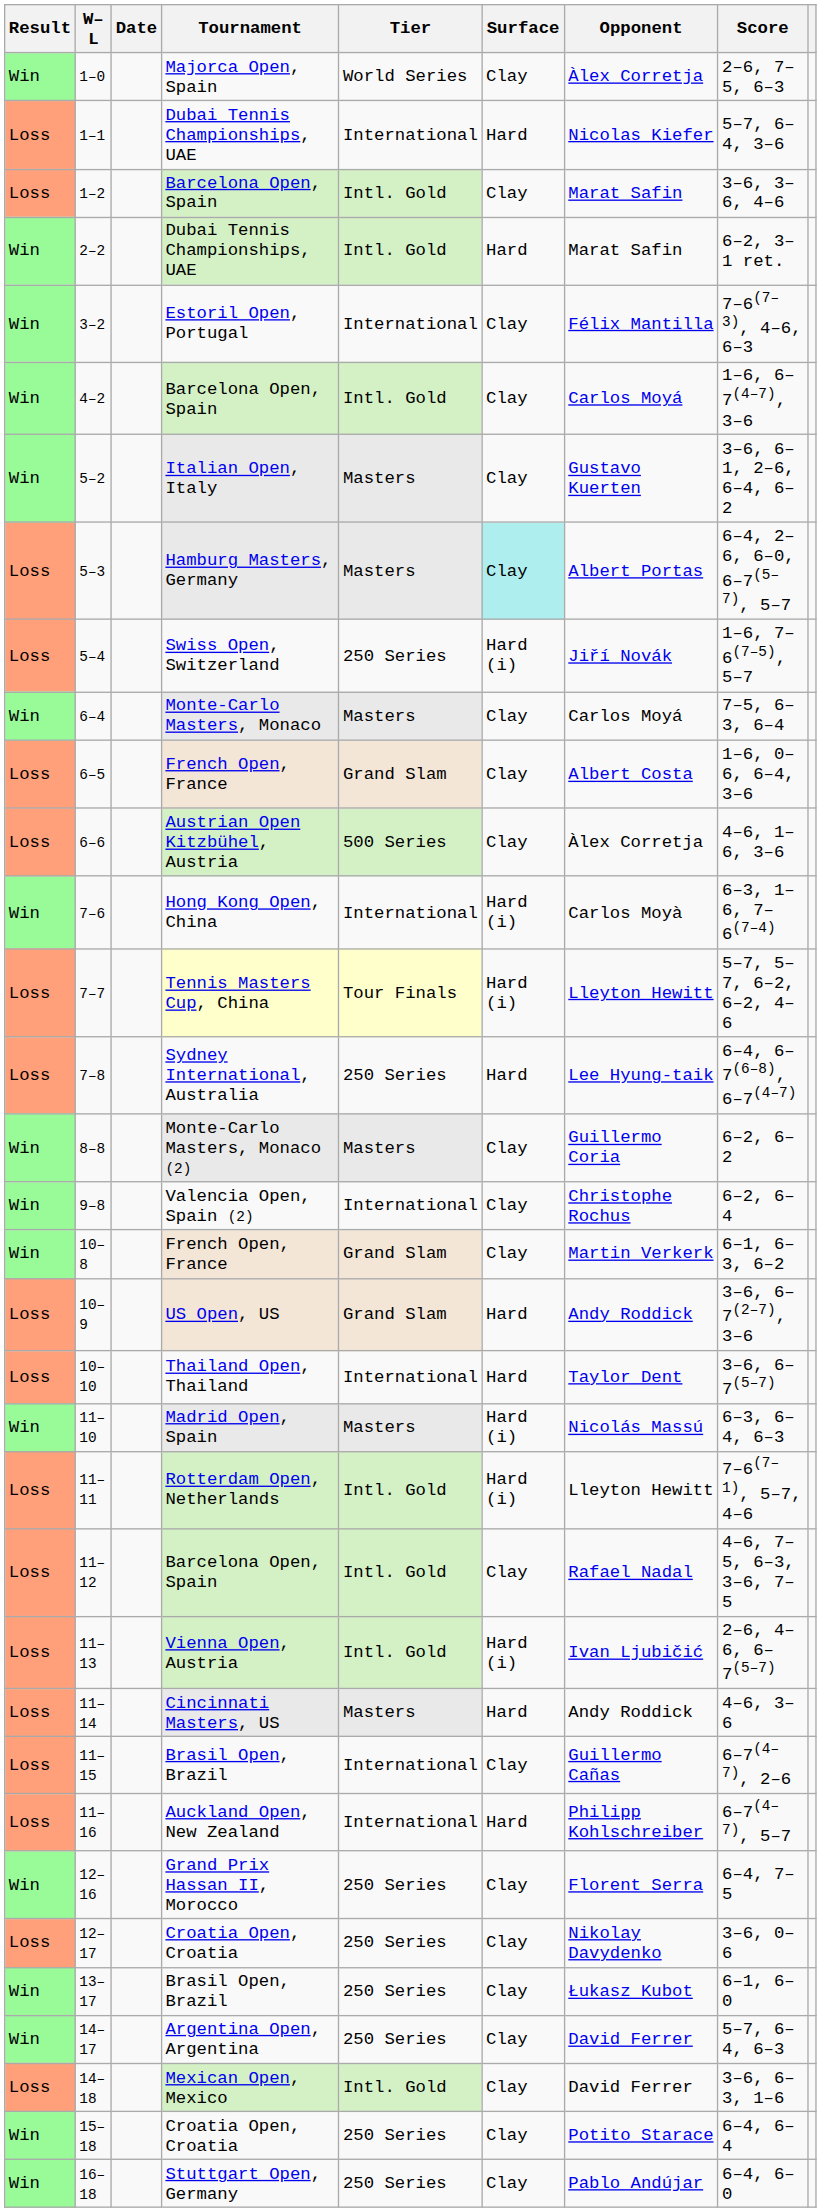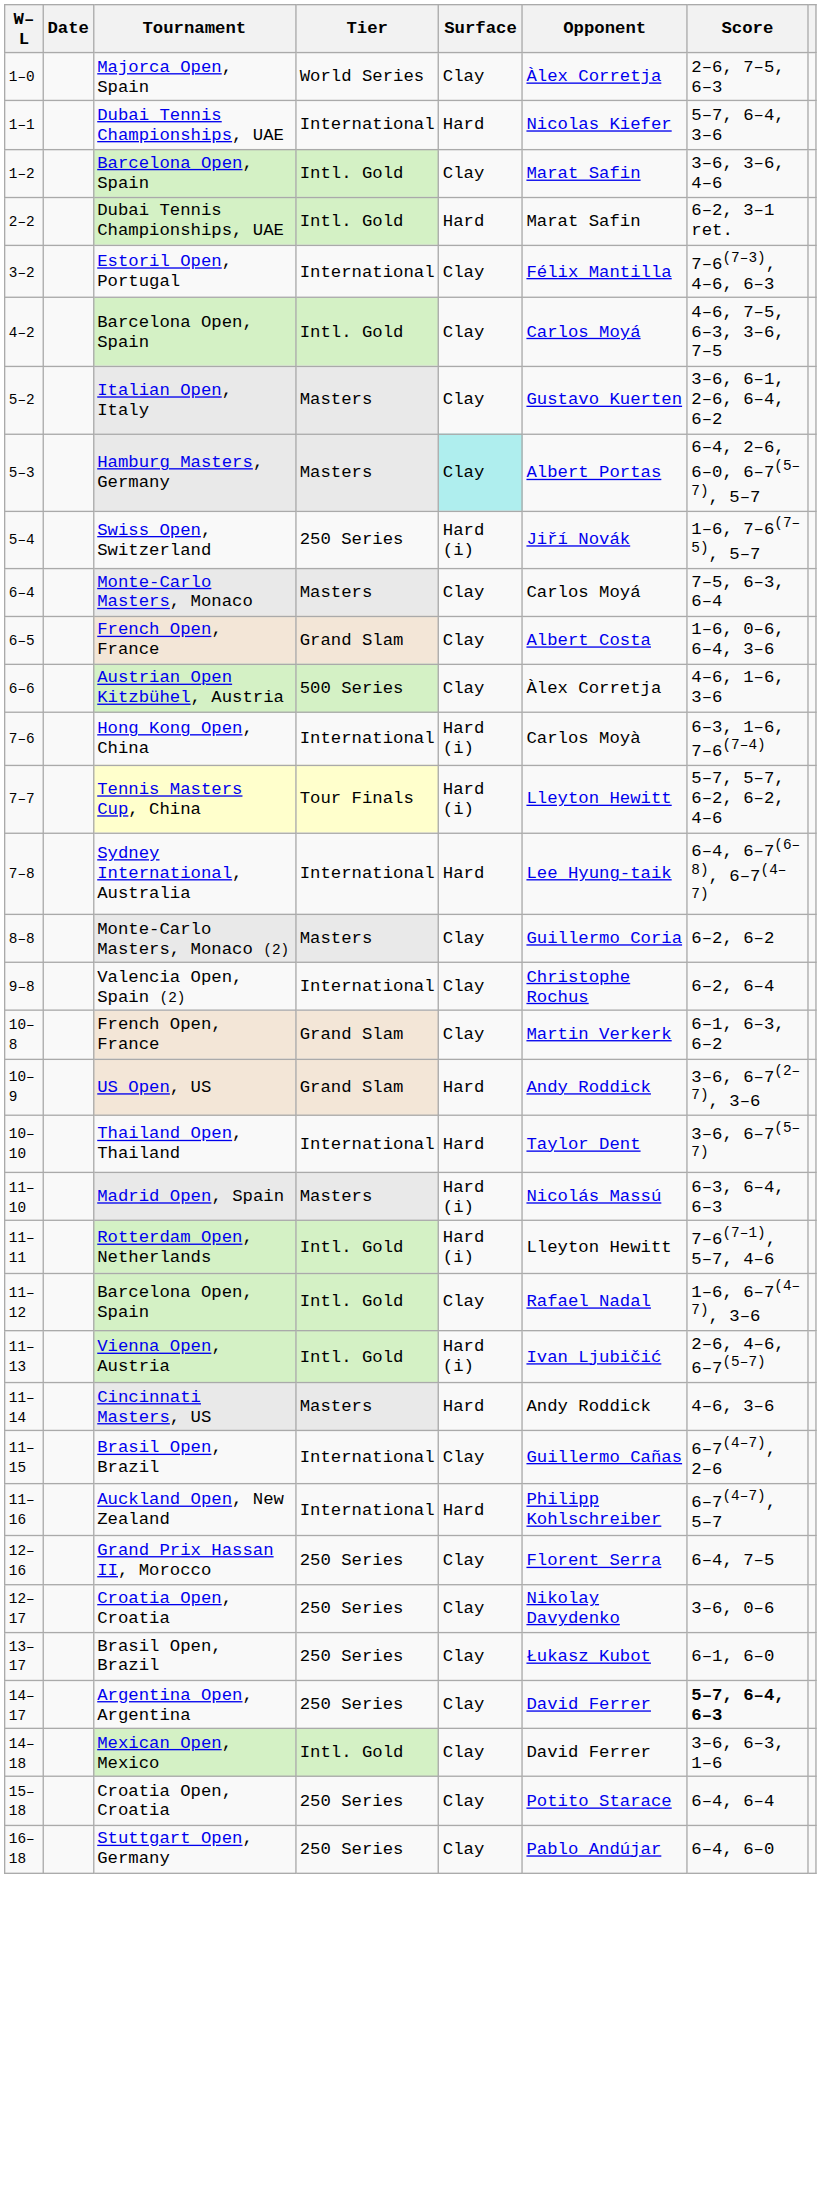- column: (40, 29)
(758, 398) 1–6, 6–7(4–7), 3–6 -> (738, 332) 4–6, 7–5, 6–3, 3–6, 7–5
(395, 1075) 250 Series -> (367, 874) International
(758, 1572) 4–6, 7–5, 6–3, 3–6, 7–5 -> (746, 1302) 1–6, 6–7(4–7), 3–6
(758, 2039) normal -> (738, 1705) bold
